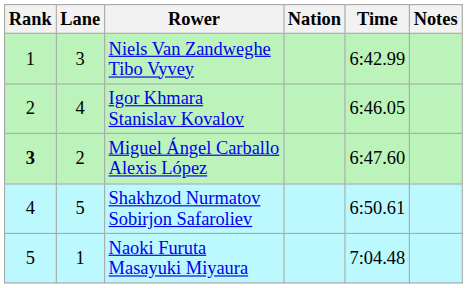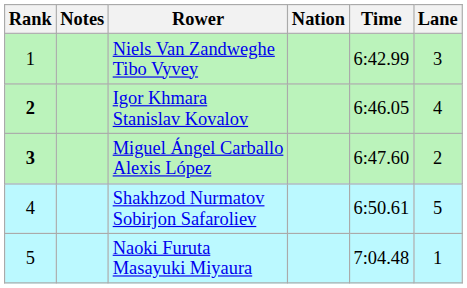columns swapped: (80, 19) <-> (436, 19)
(30, 108) normal -> (30, 108) bold
